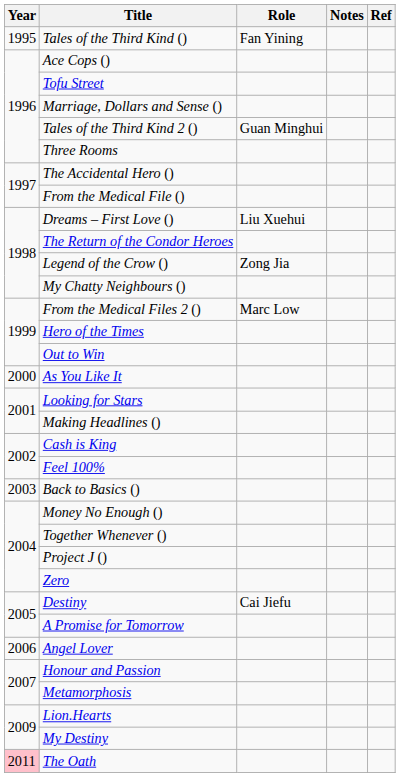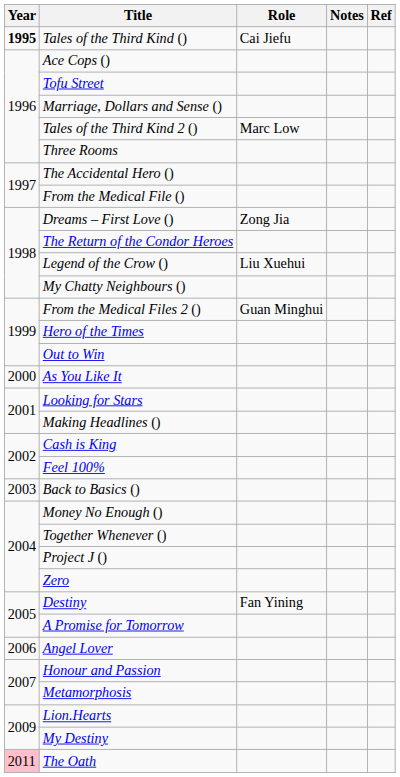(22, 38) normal -> (22, 38) bold
(271, 38) Fan Yining -> (265, 38) Cai Jiefu
(282, 128) Guan Minghui -> (270, 128) Marc Low
(272, 219) Liu Xuehui -> (265, 219) Zong Jia
(265, 264) Zong Jia -> (272, 264) Liu Xuehui
(270, 309) Marc Low -> (282, 309) Guan Minghui
(265, 602) Cai Jiefu -> (271, 602) Fan Yining
